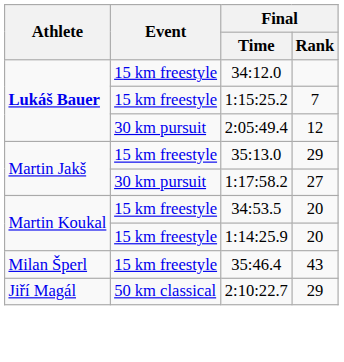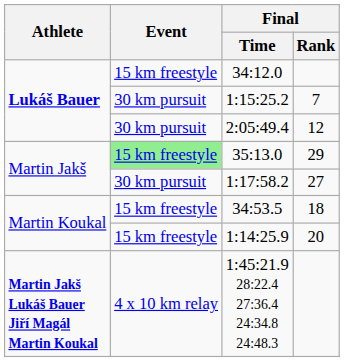(166, 100) 15 km freestyle -> (160, 100) 30 km pursuit
(166, 155) no background -> (166, 155) lightgreen background
(315, 209) 20 -> (316, 209) 18
- row: (256, 264)
- row: (256, 291)
+ row: (257, 303)
